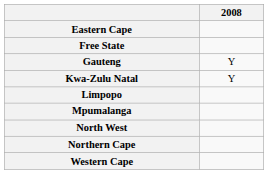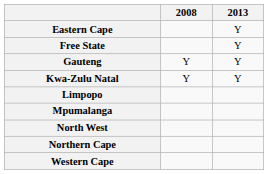+ column: (238, 12)
